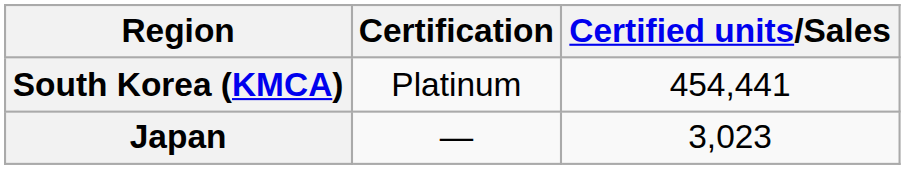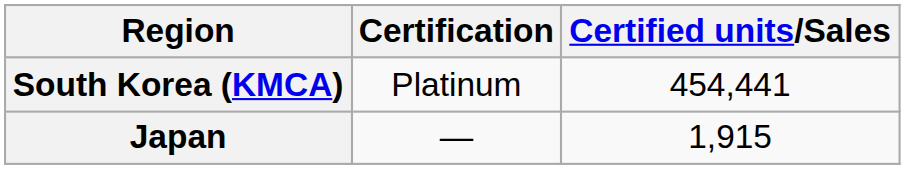(730, 137) 3,023 -> (730, 137) 1,915
